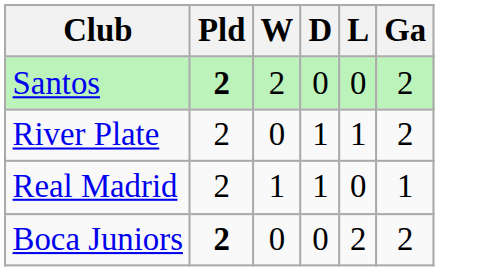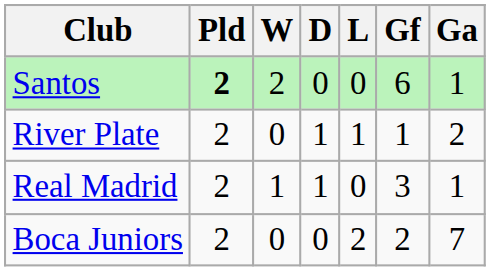+ column: (403, 30)
(405, 82) 2 -> (457, 82) 1
(222, 238) bold -> (222, 238) normal
(405, 238) 2 -> (457, 238) 7
